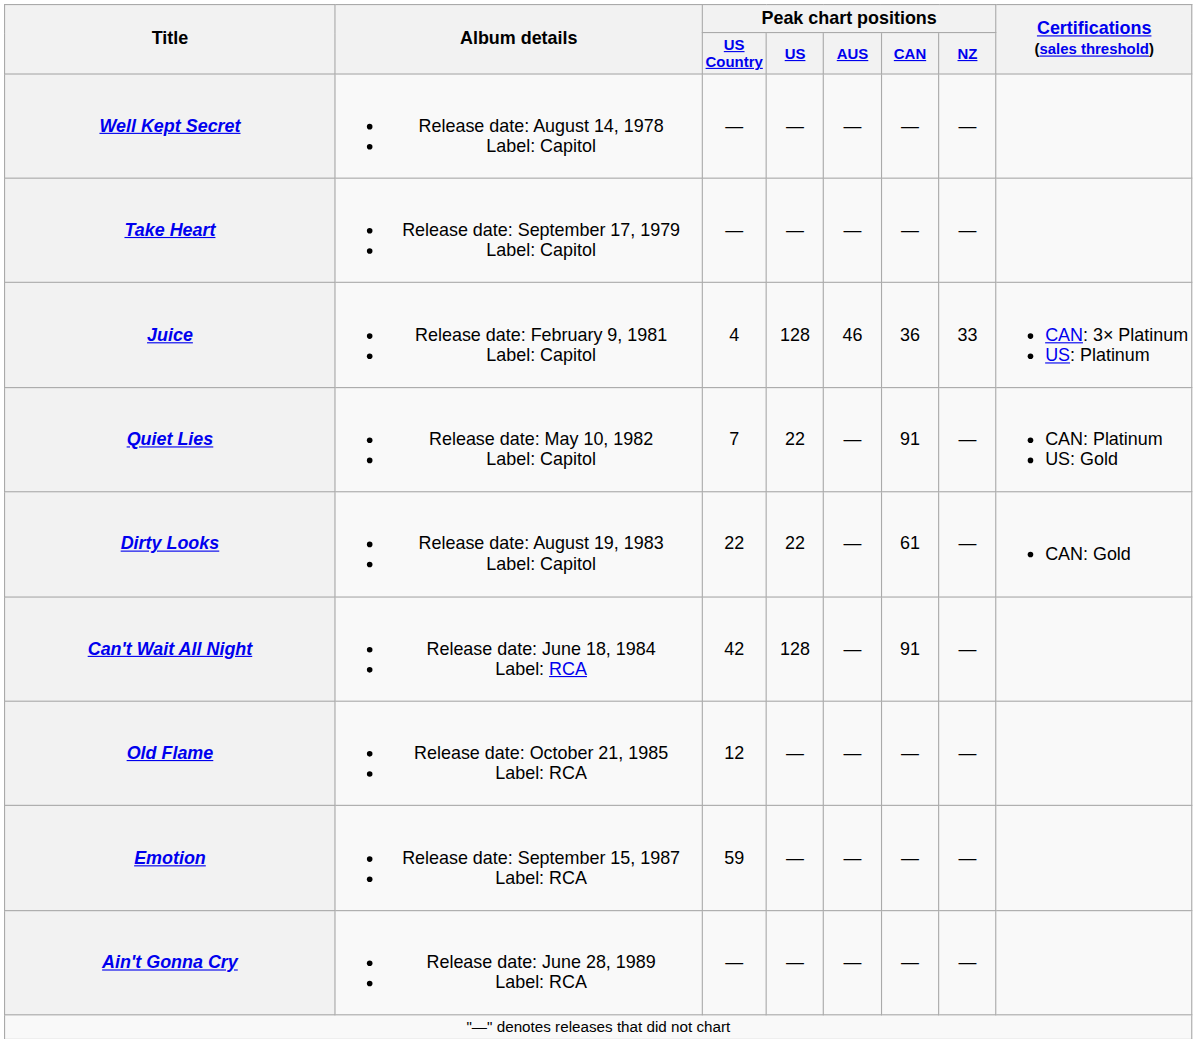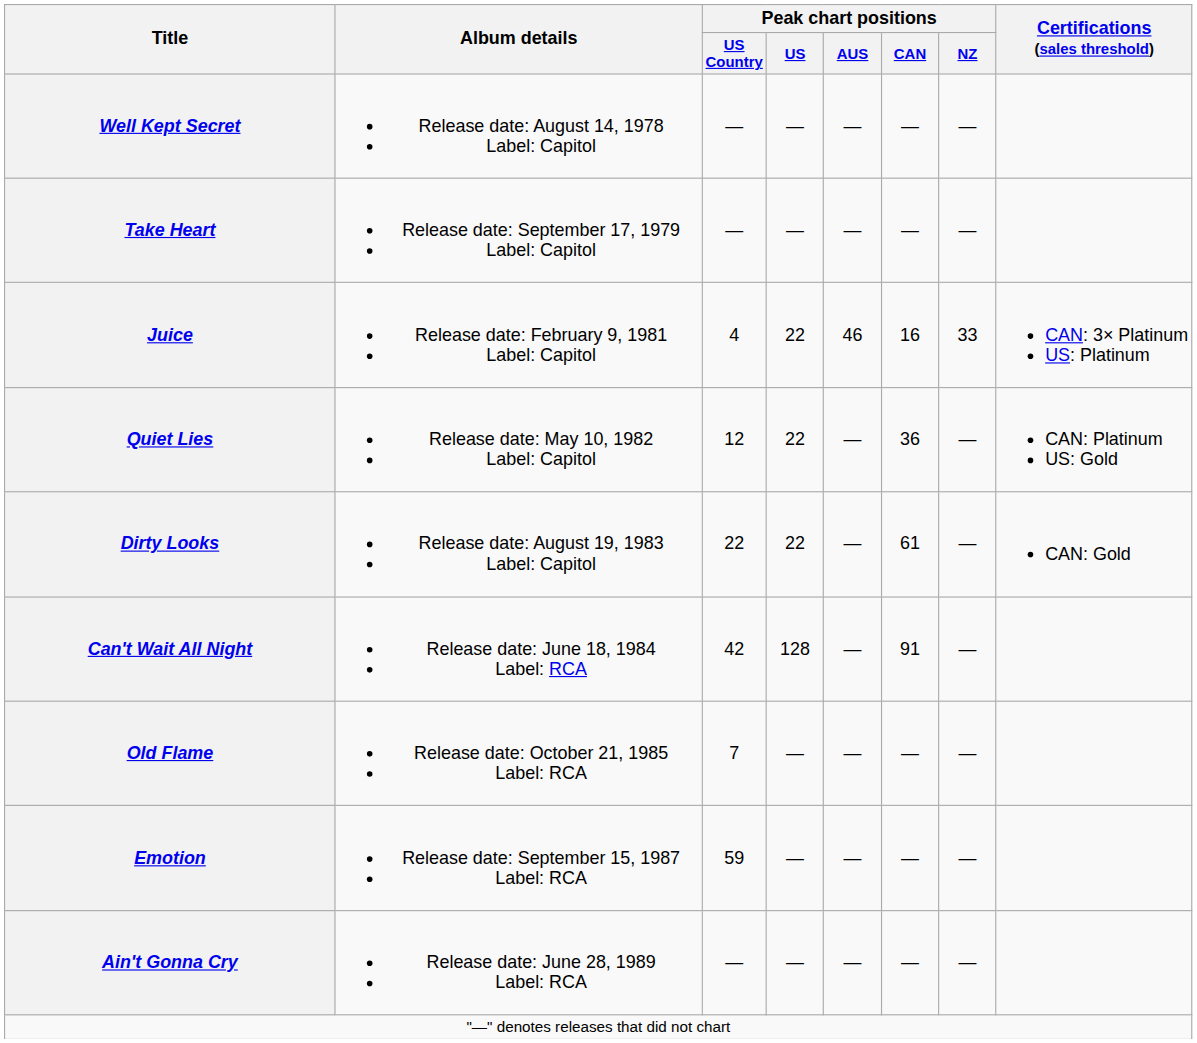(795, 335) 128 -> (795, 335) 22
(910, 335) 36 -> (910, 335) 16
(734, 439) 7 -> (734, 439) 12
(910, 439) 91 -> (910, 439) 36
(734, 753) 12 -> (734, 753) 7
